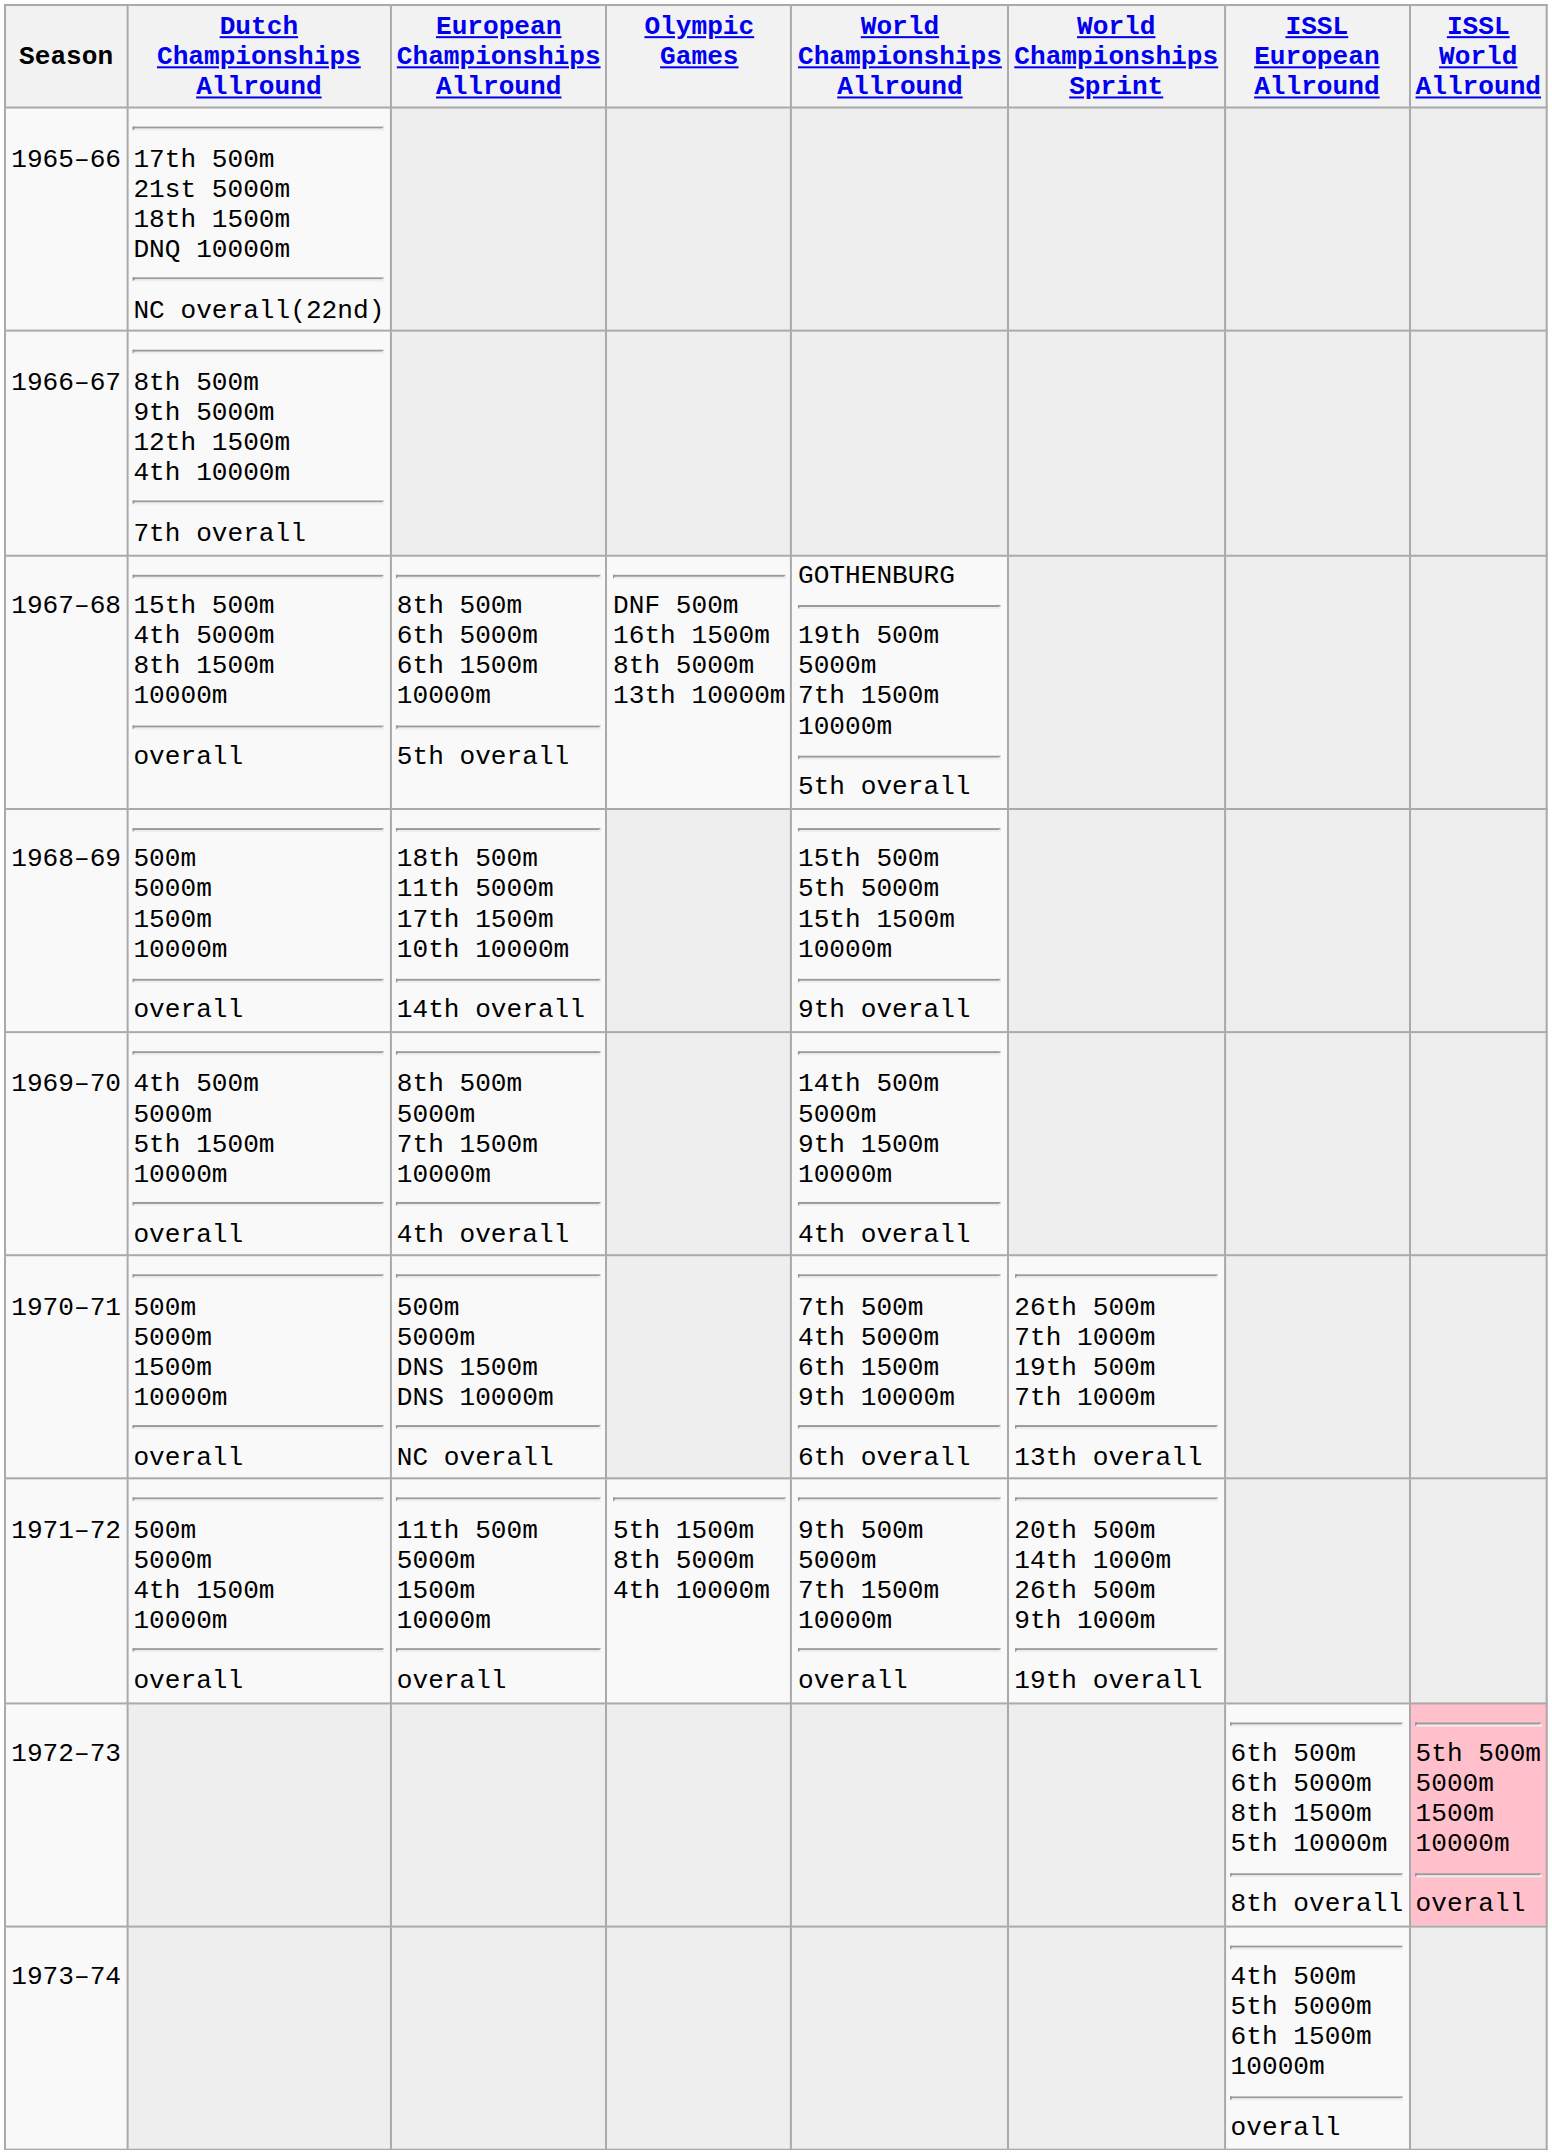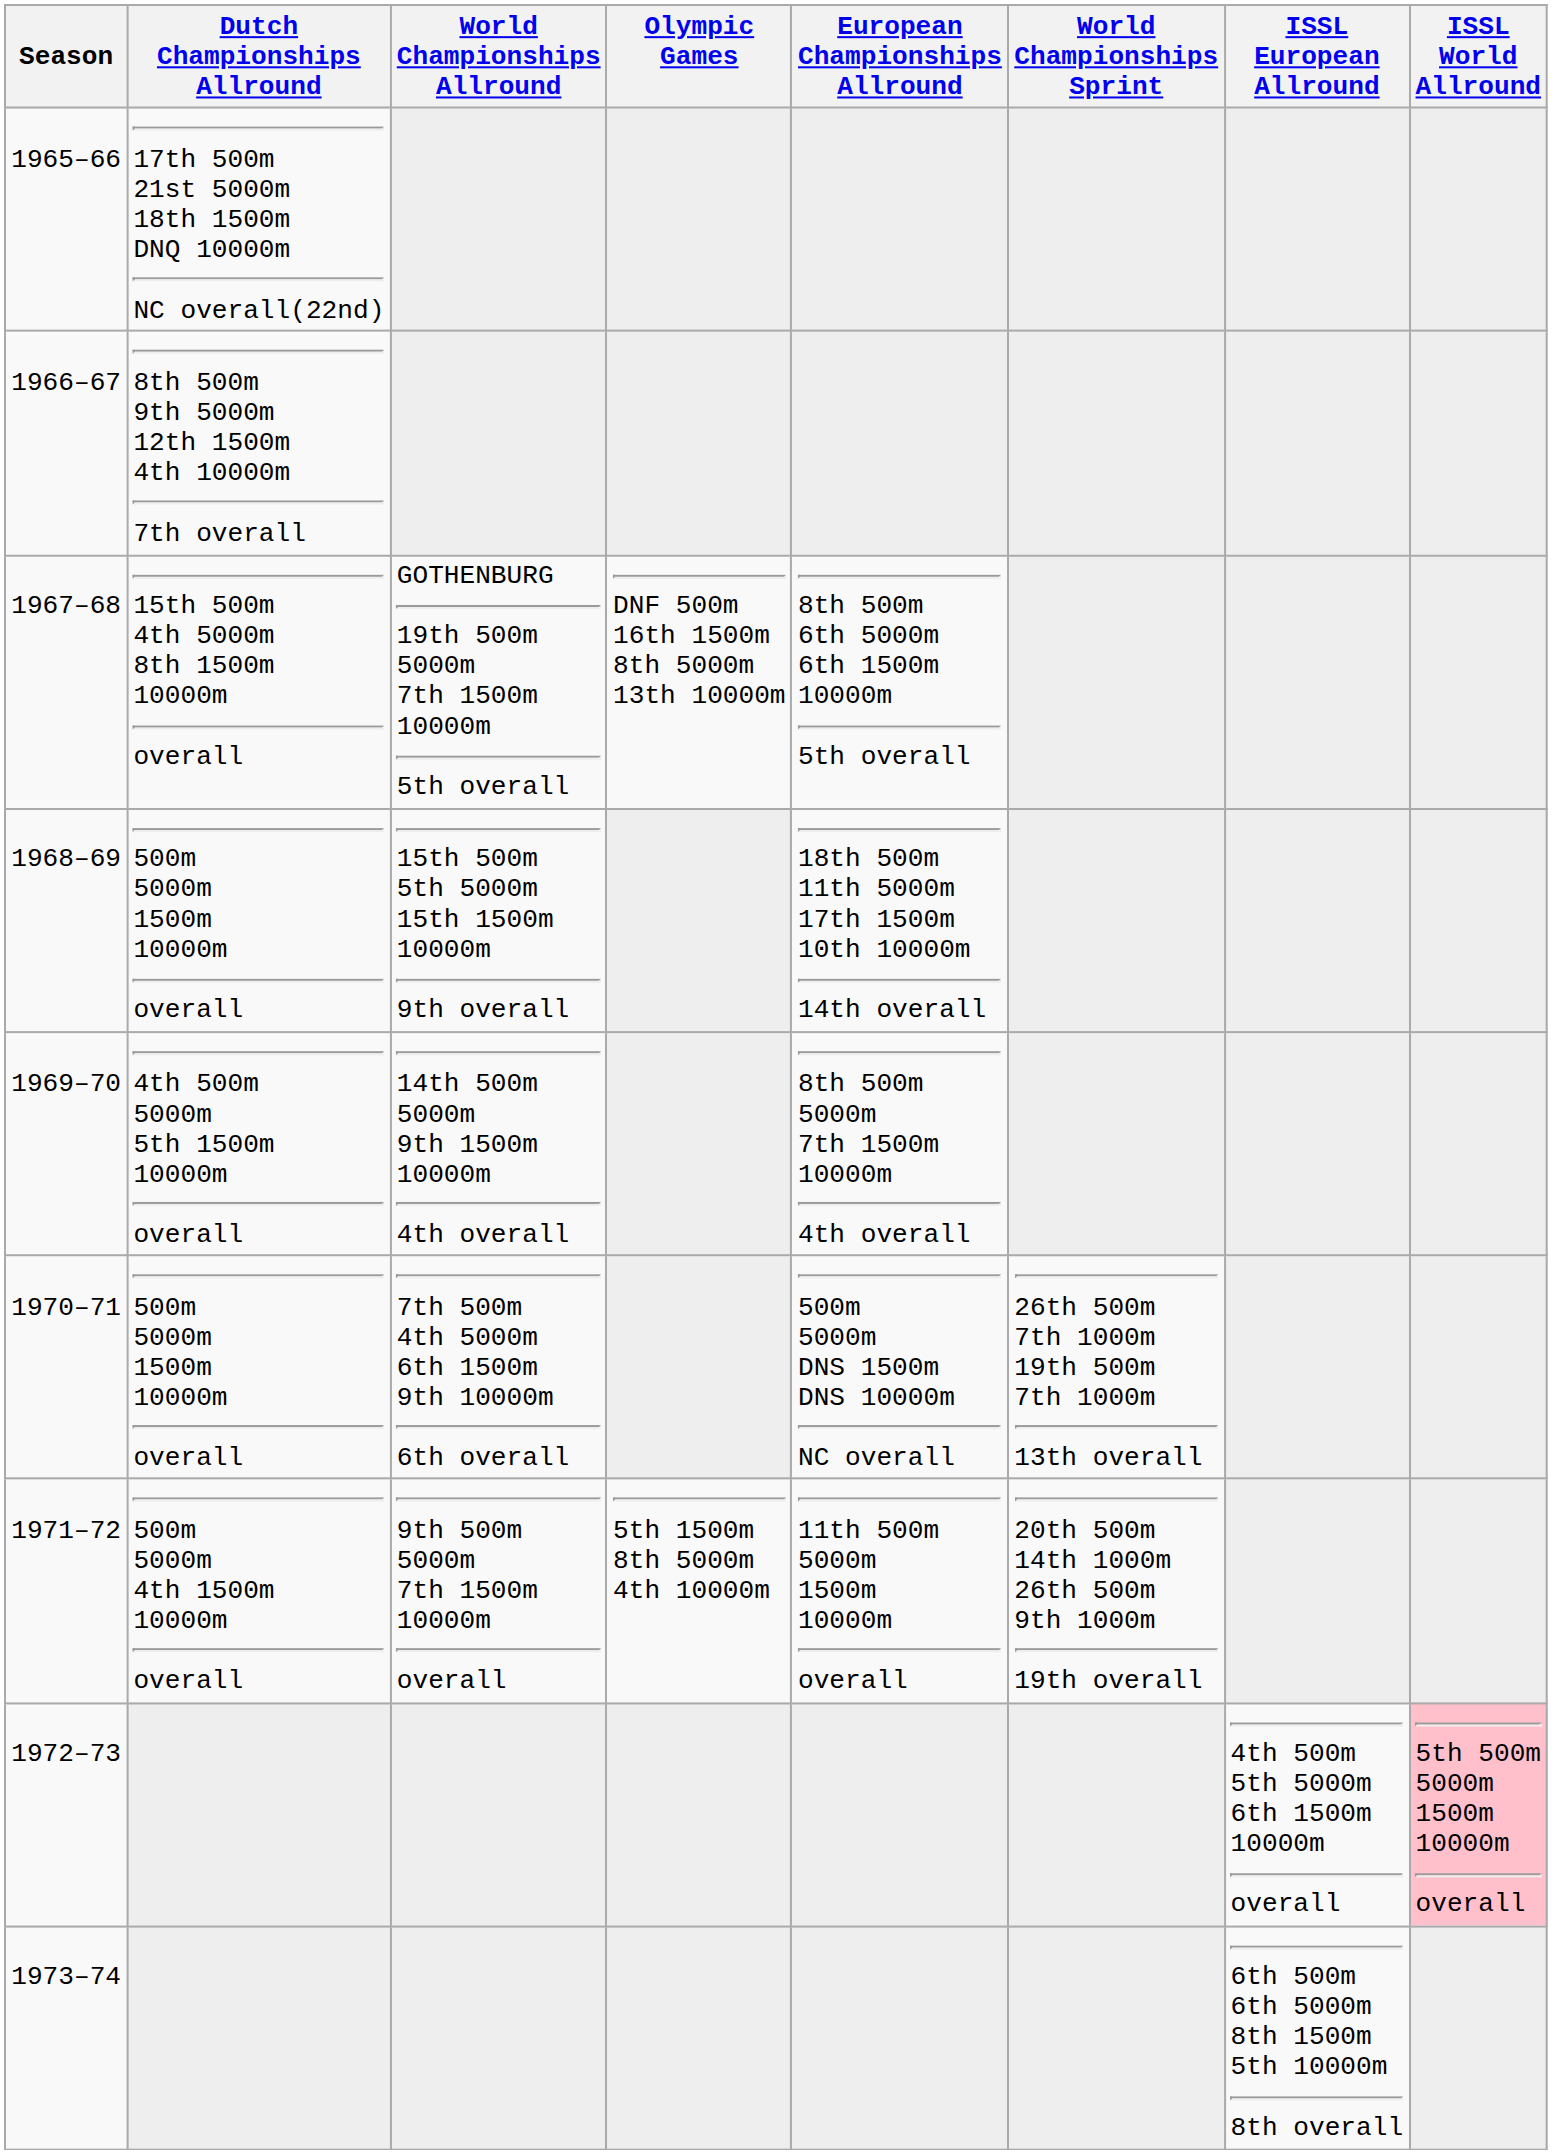columns swapped: (499, 56) <-> (900, 56)
(1317, 1821) 6th 500m 6th 5000m 8th 1500m 5th 10000m 8th overall -> (1317, 1821) 4th 500m 5th 5000m 6th 1500m 10000m overall
(1317, 2044) 4th 500m 5th 5000m 6th 1500m 10000m overall -> (1317, 2044) 6th 500m 6th 5000m 8th 1500m 5th 10000m 8th overall
